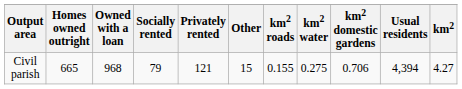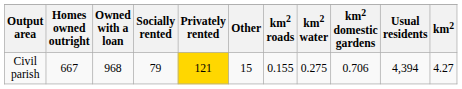(69, 68) 665 -> (69, 68) 667
(203, 68) no background -> (203, 68) gold background
